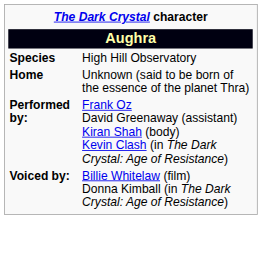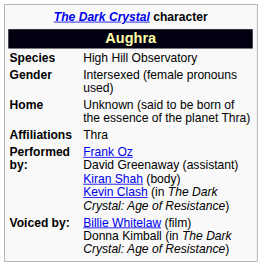+ row: (31, 74)
+ row: (41, 135)
